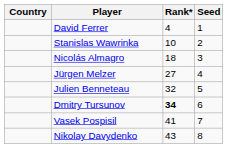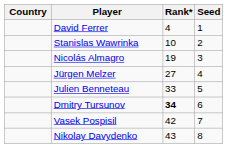(170, 58) 18 -> (170, 58) 19
(170, 89) 32 -> (170, 89) 33
(170, 120) 41 -> (170, 120) 42
